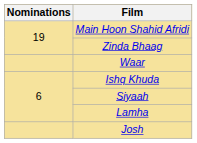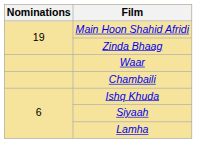+ row: (132, 79)
- row: (132, 130)
